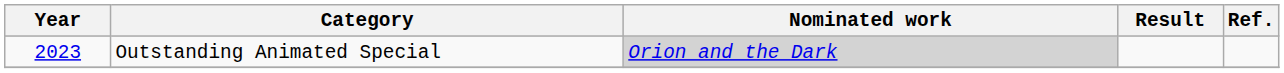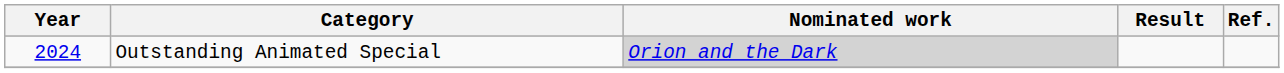(58, 52) 2023 -> (58, 52) 2024
